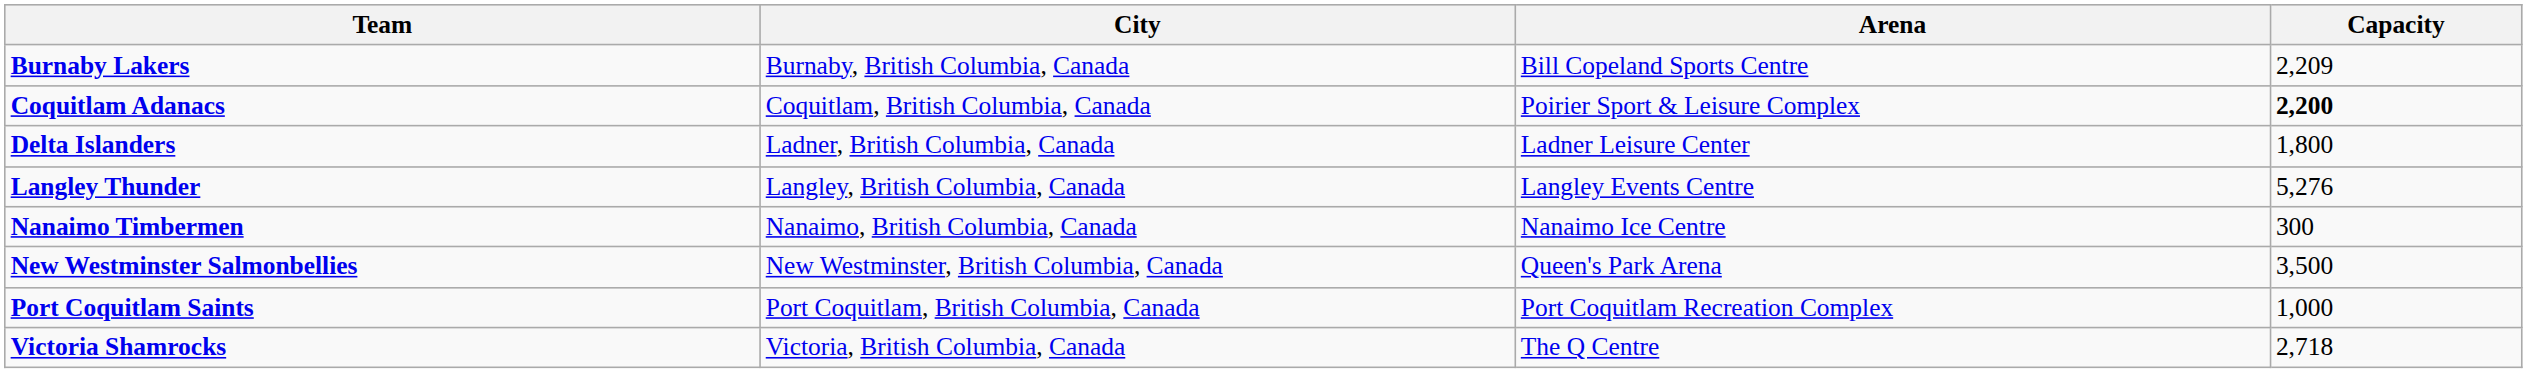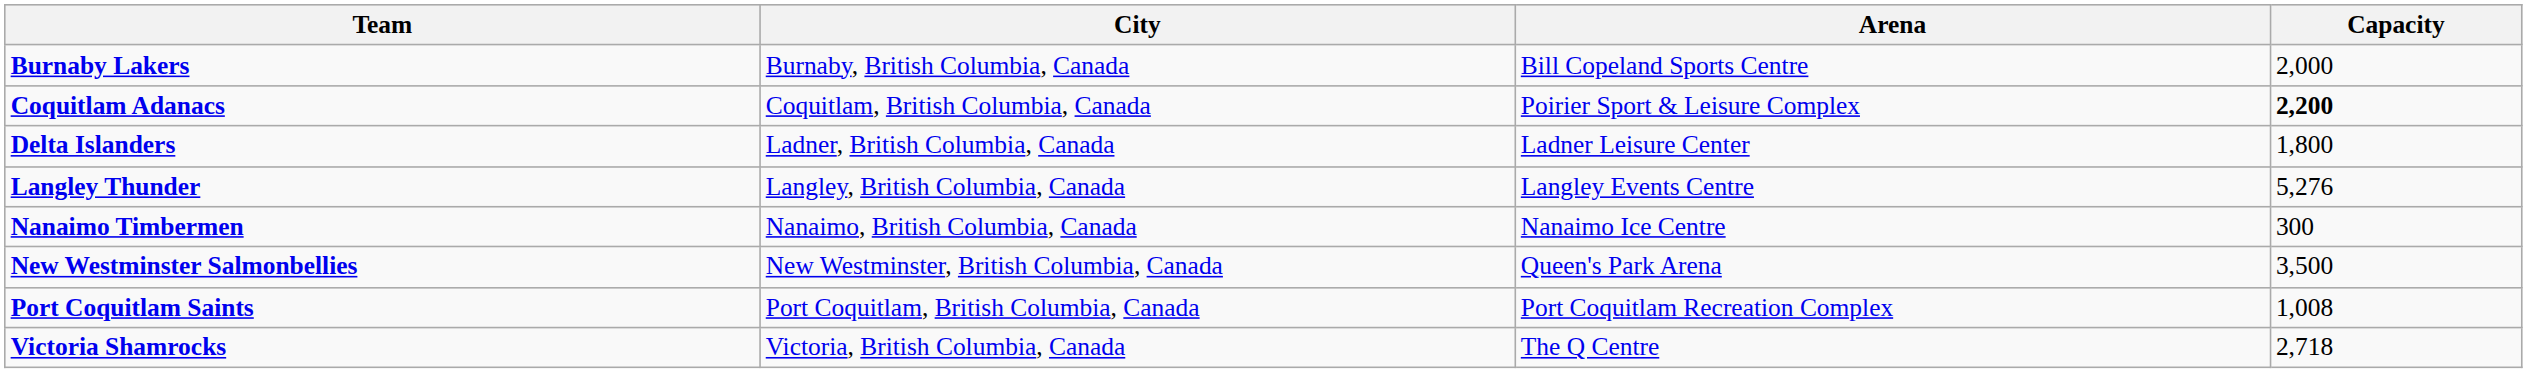(2305, 65) 2,209 -> (2305, 65) 2,000
(2305, 307) 1,000 -> (2305, 307) 1,008
